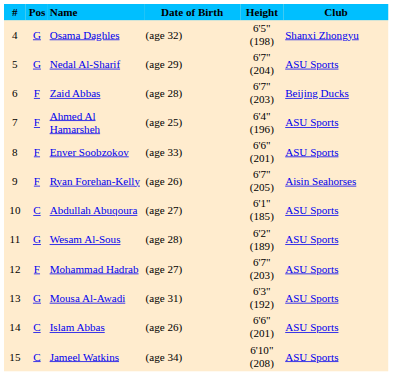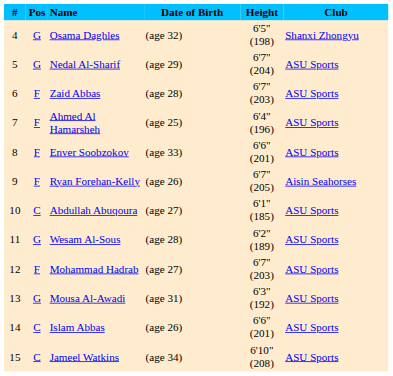(317, 93) Beijing Ducks -> (312, 93) ASU Sports
